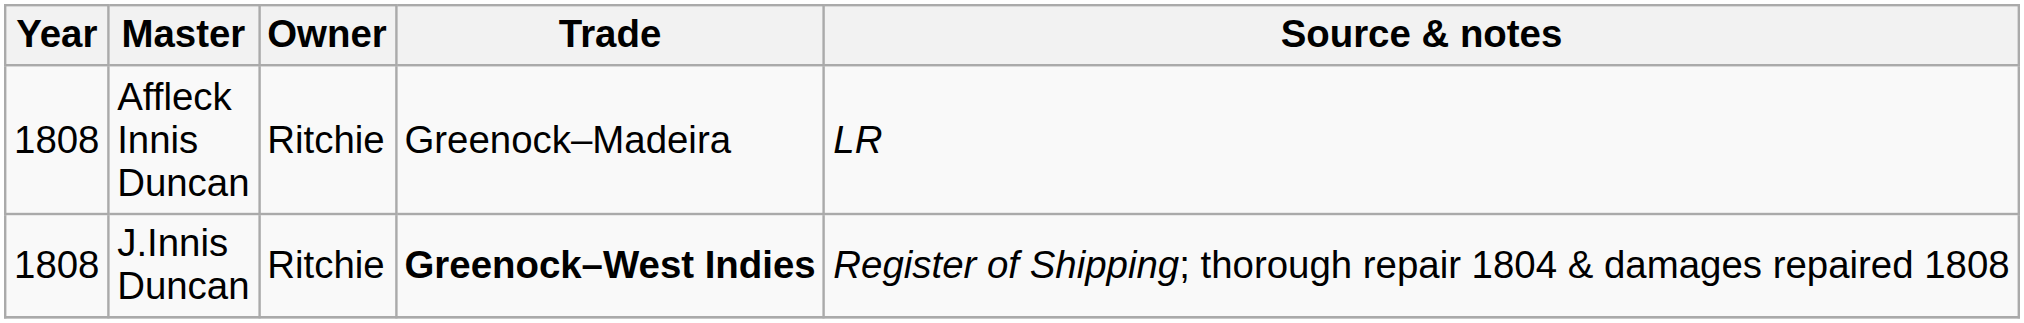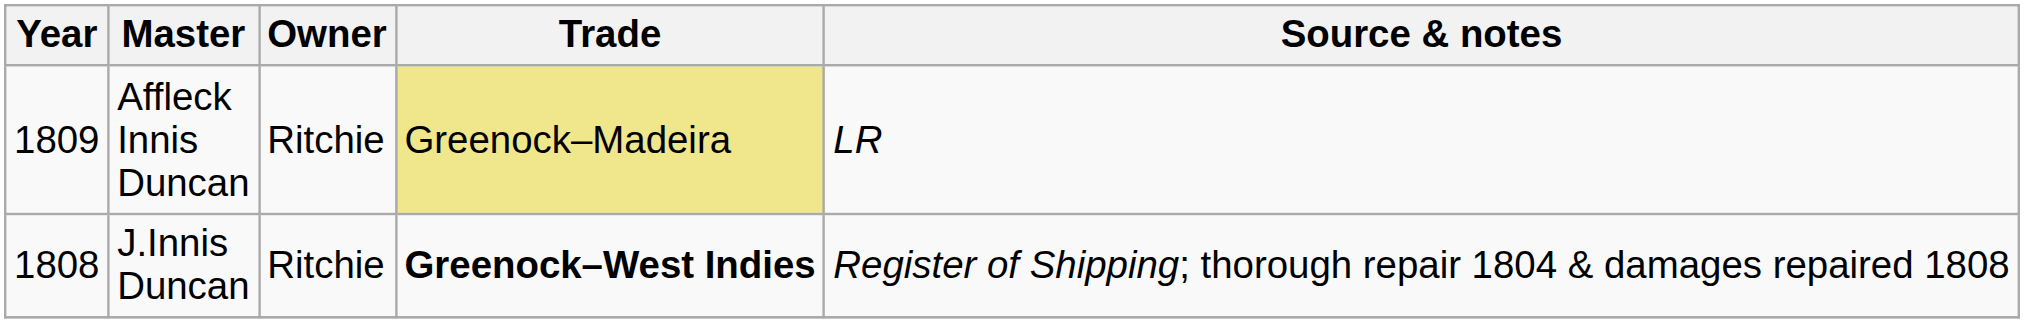(57, 139) 1808 -> (57, 139) 1809
(568, 139) no background -> (568, 139) khaki background
